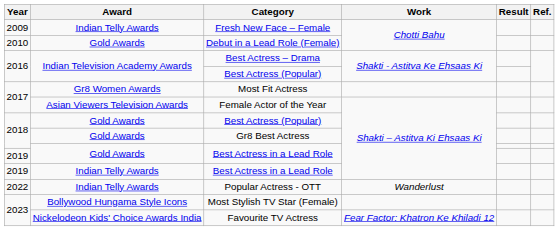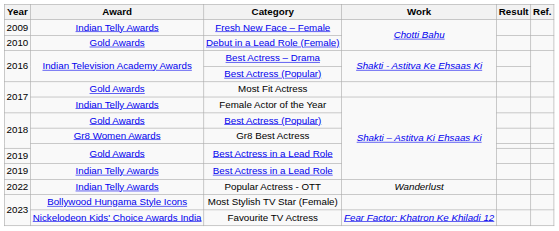(117, 89) Gr8 Women Awards -> (117, 89) Gold Awards
(117, 105) Asian Viewers Television Awards -> (117, 105) Indian Telly Awards
(117, 136) Gold Awards -> (117, 136) Gr8 Women Awards
